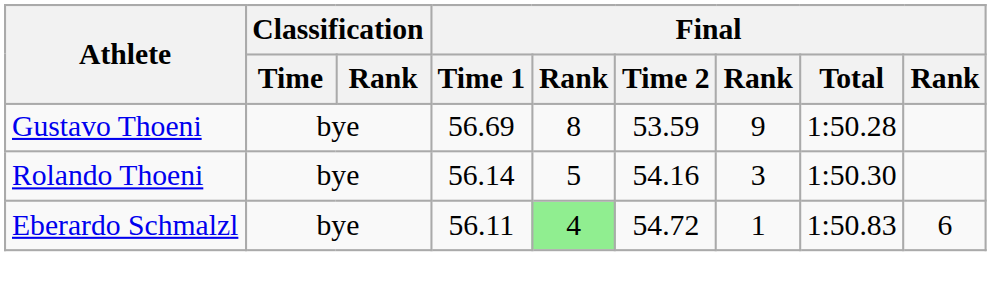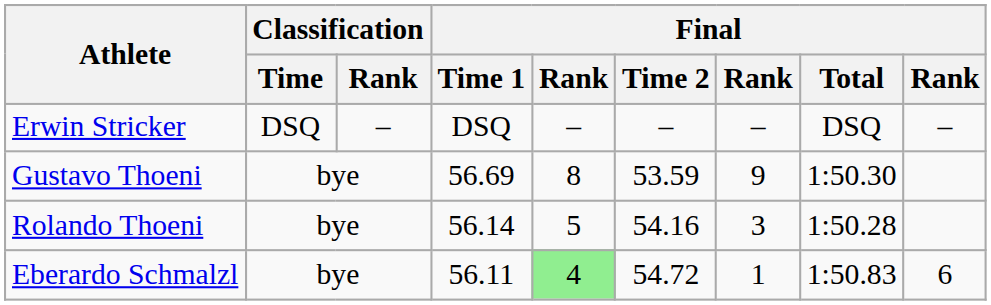+ row: (99, 127)
(852, 127) 1:50.28 -> (852, 176) 1:50.30
(852, 176) 1:50.30 -> (852, 225) 1:50.28
